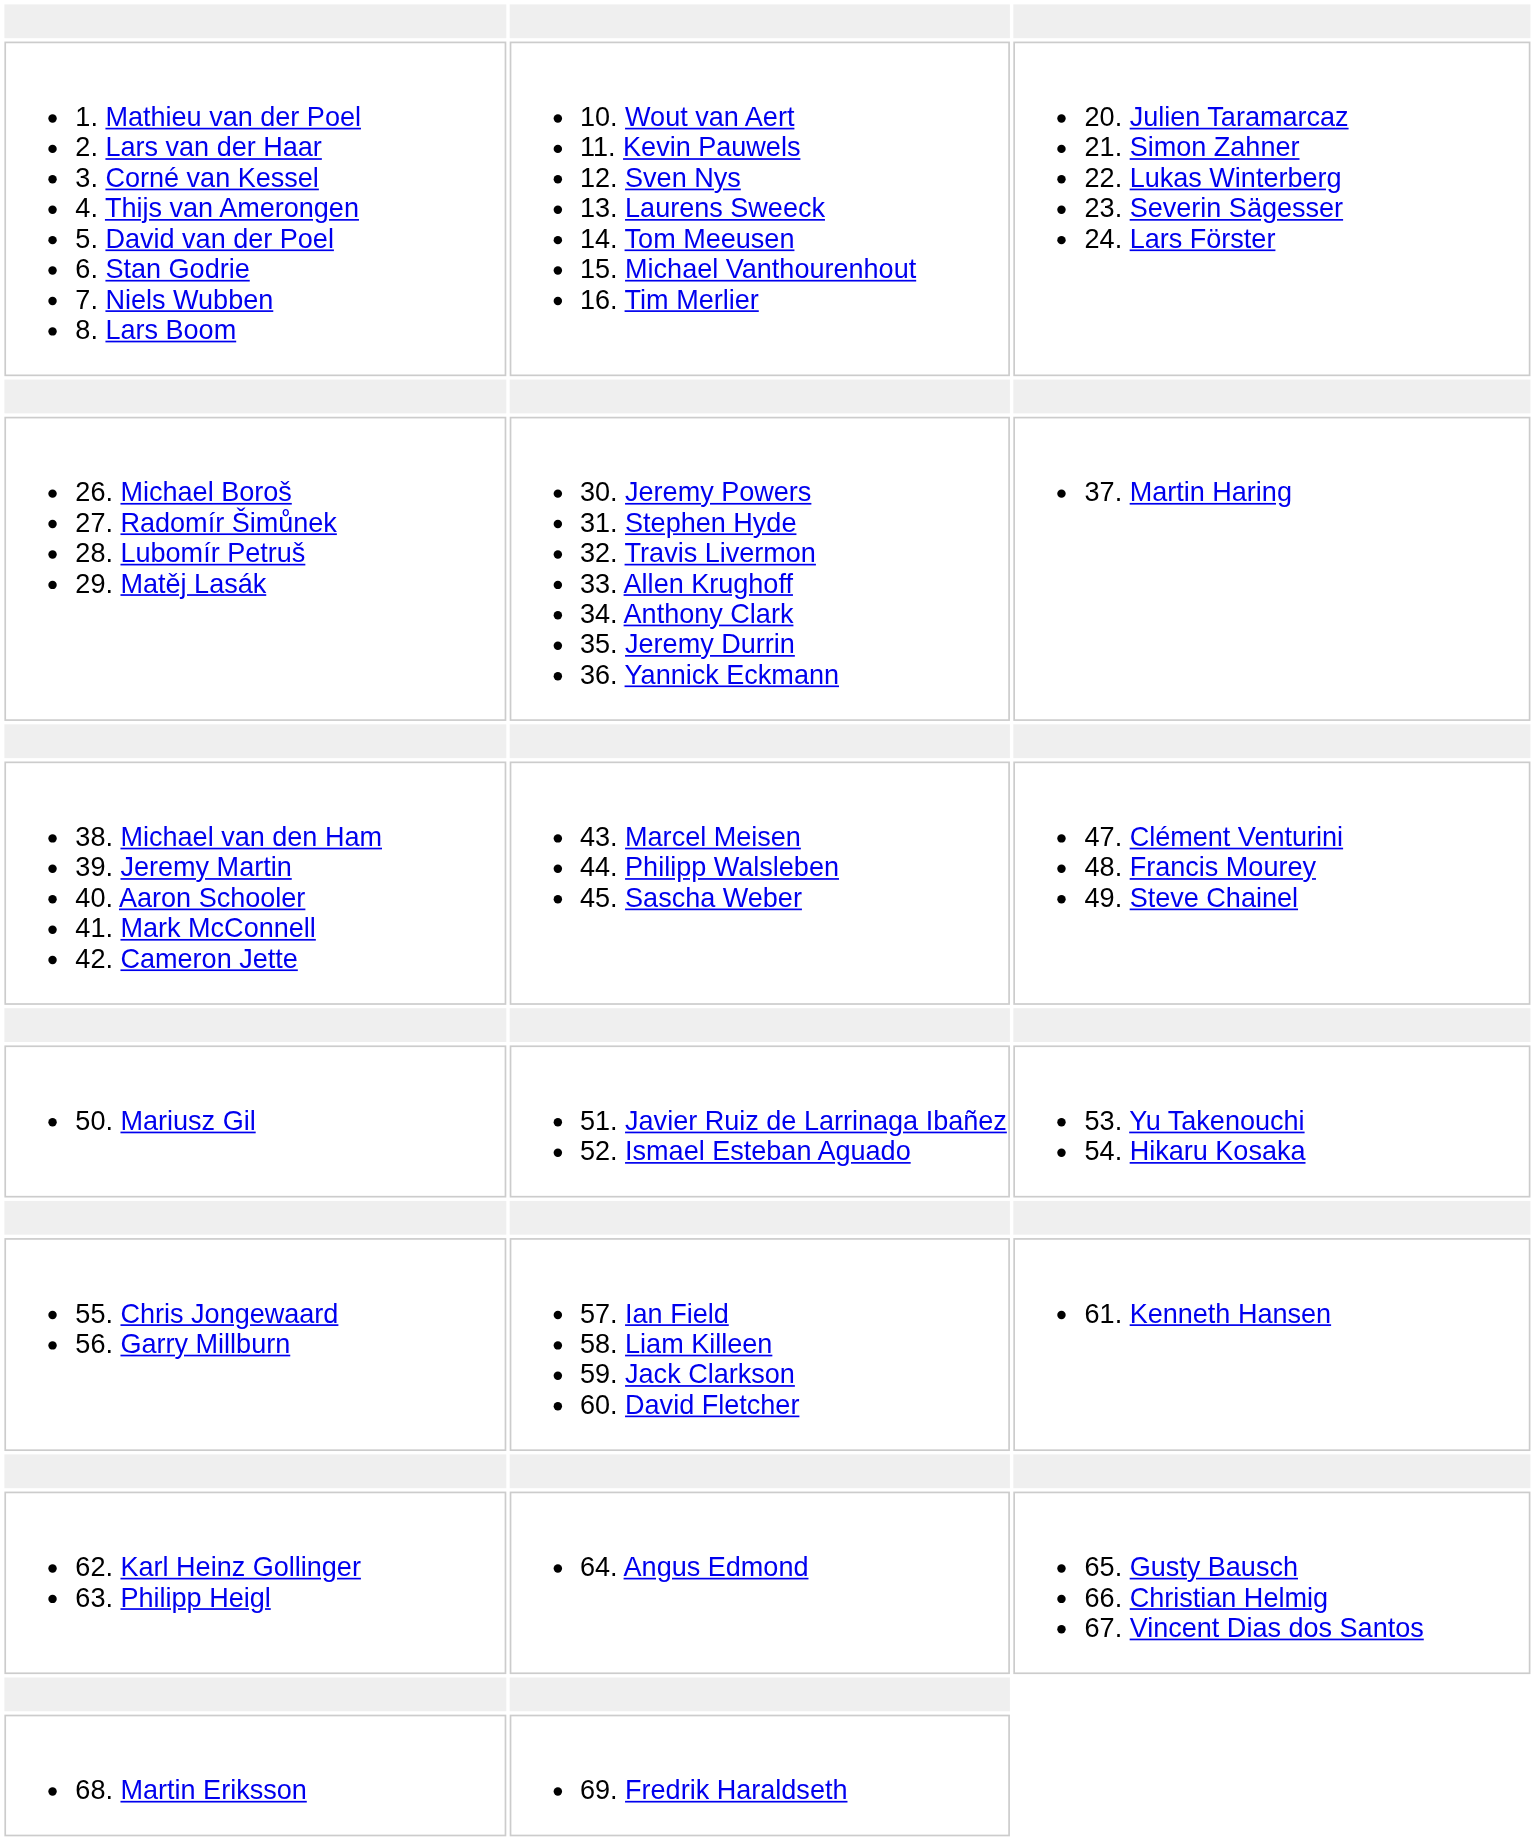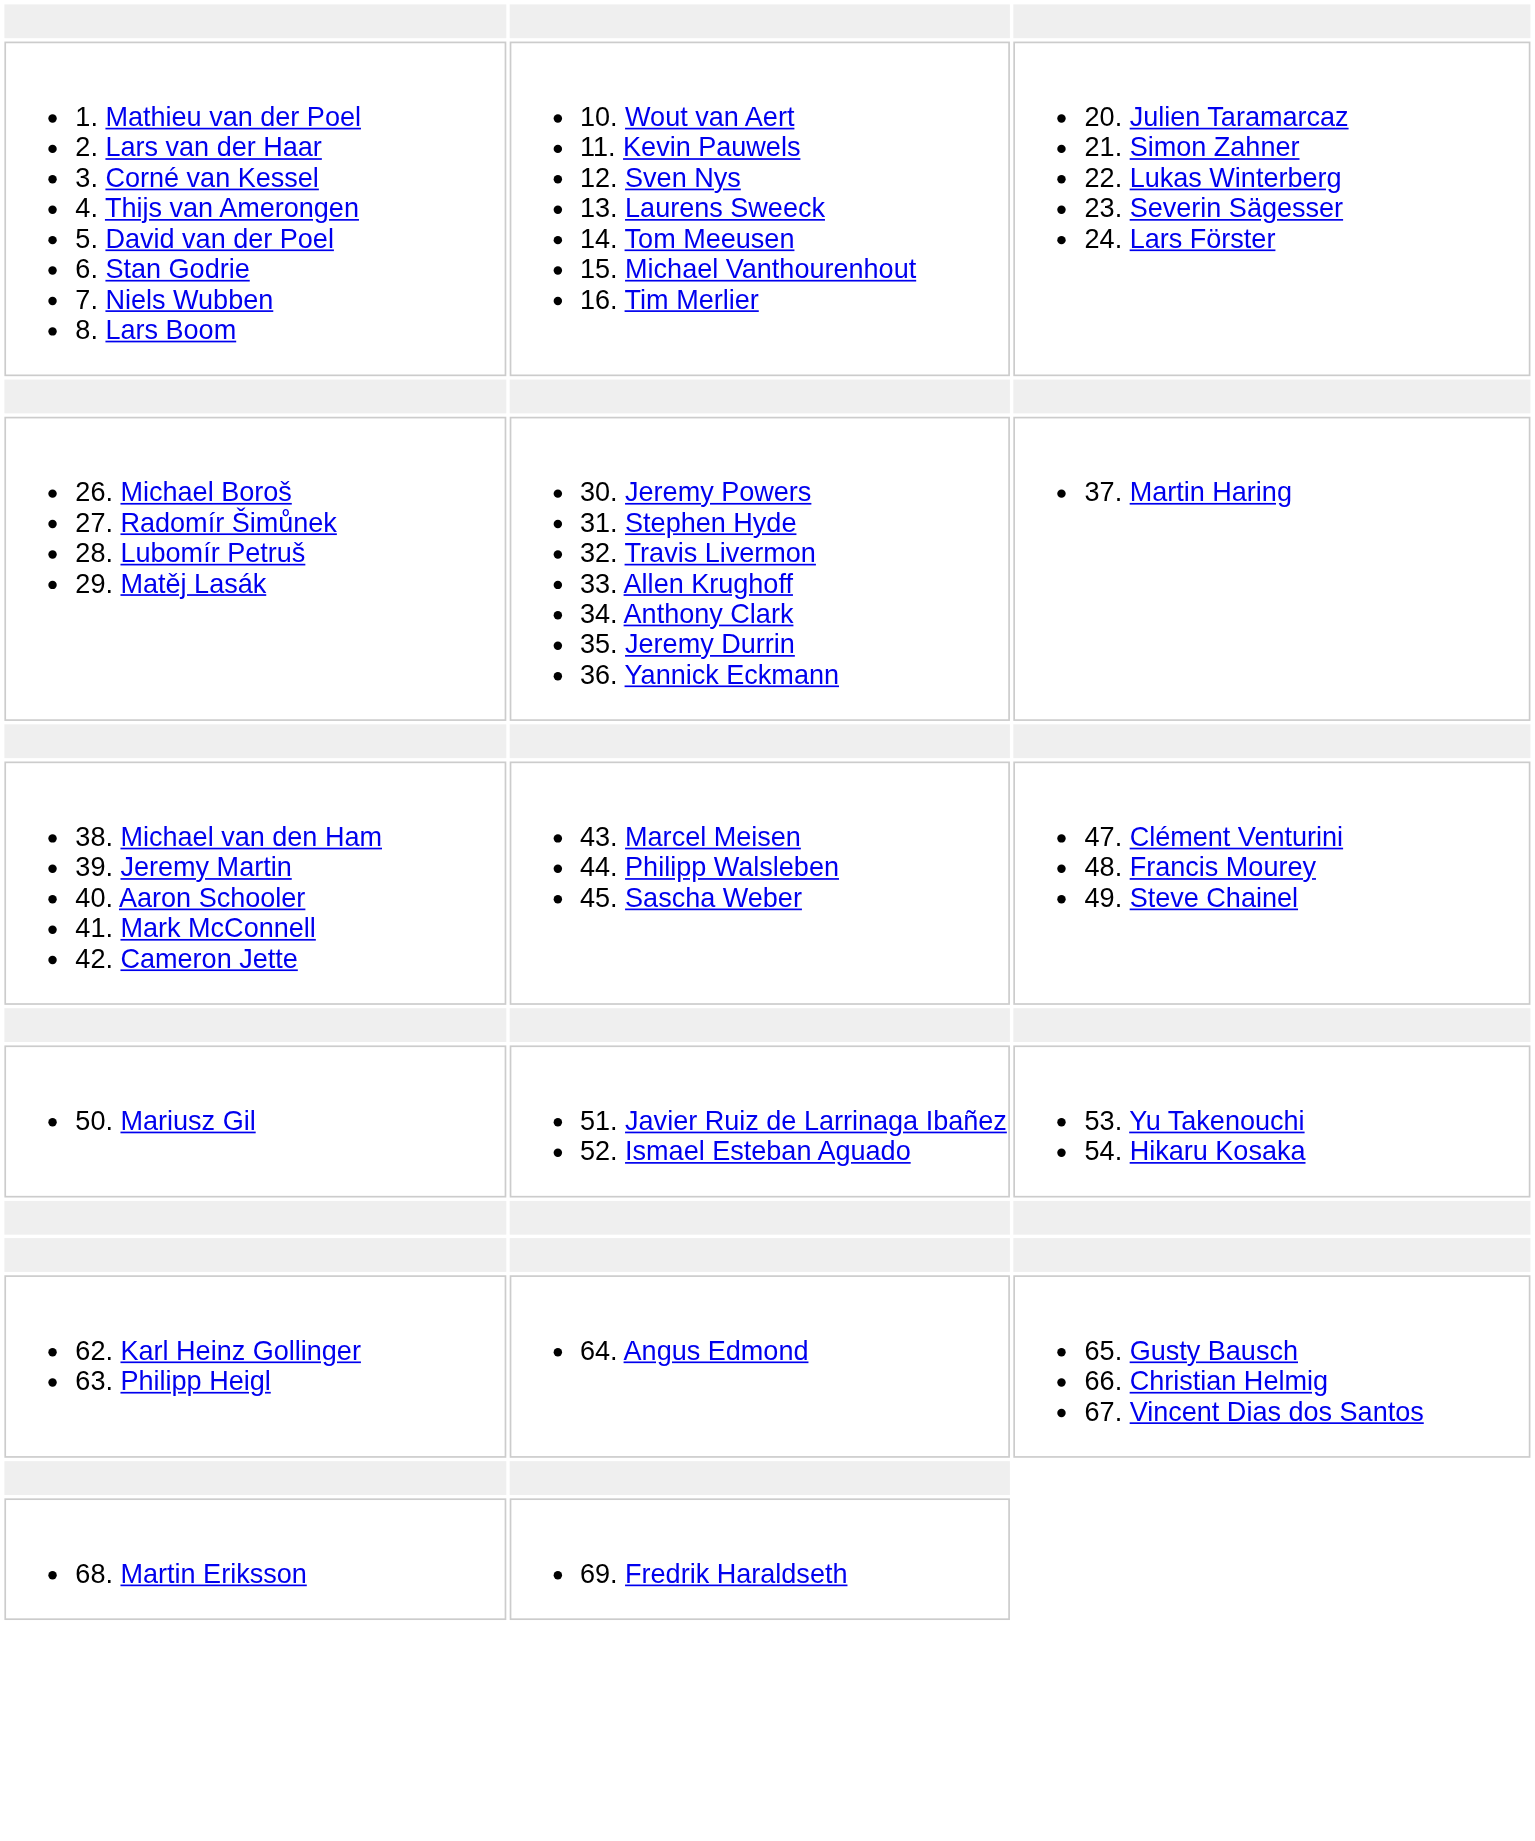- row: (255, 1329)
